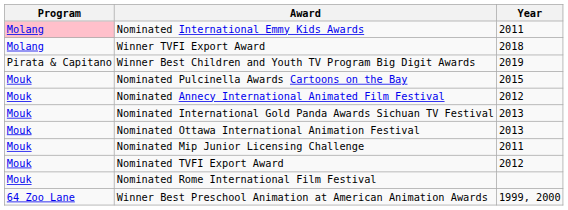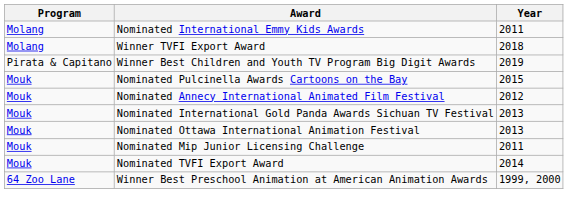(25, 30) pink background -> (25, 30) no background
(511, 163) 2012 -> (511, 163) 2014
- row: (247, 180)
